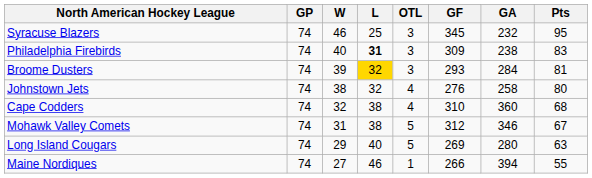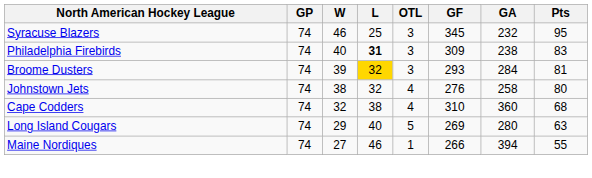- row: (69, 126)
